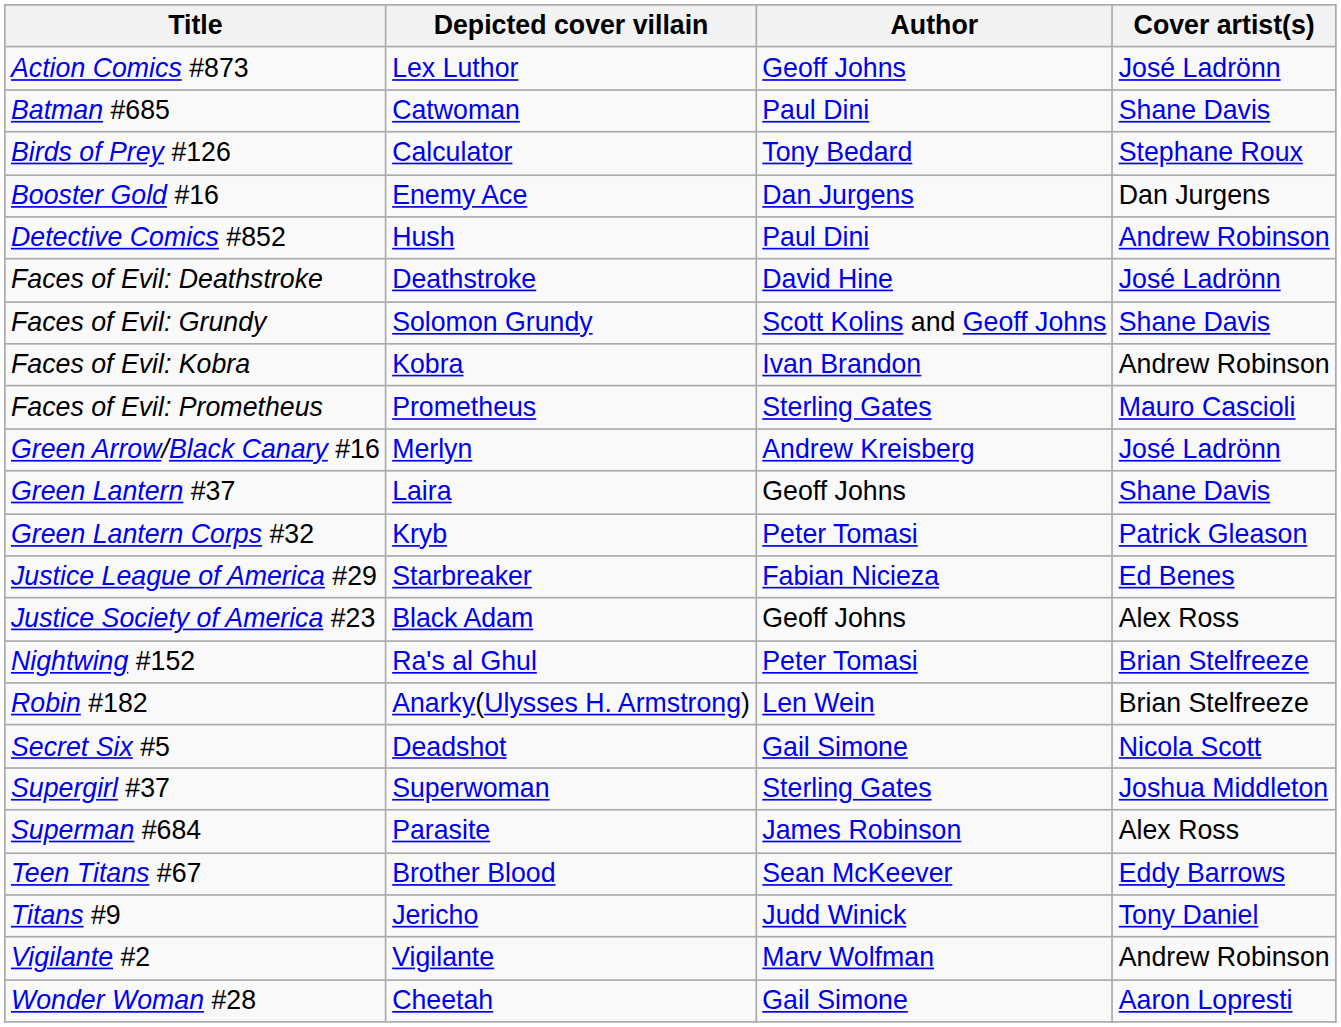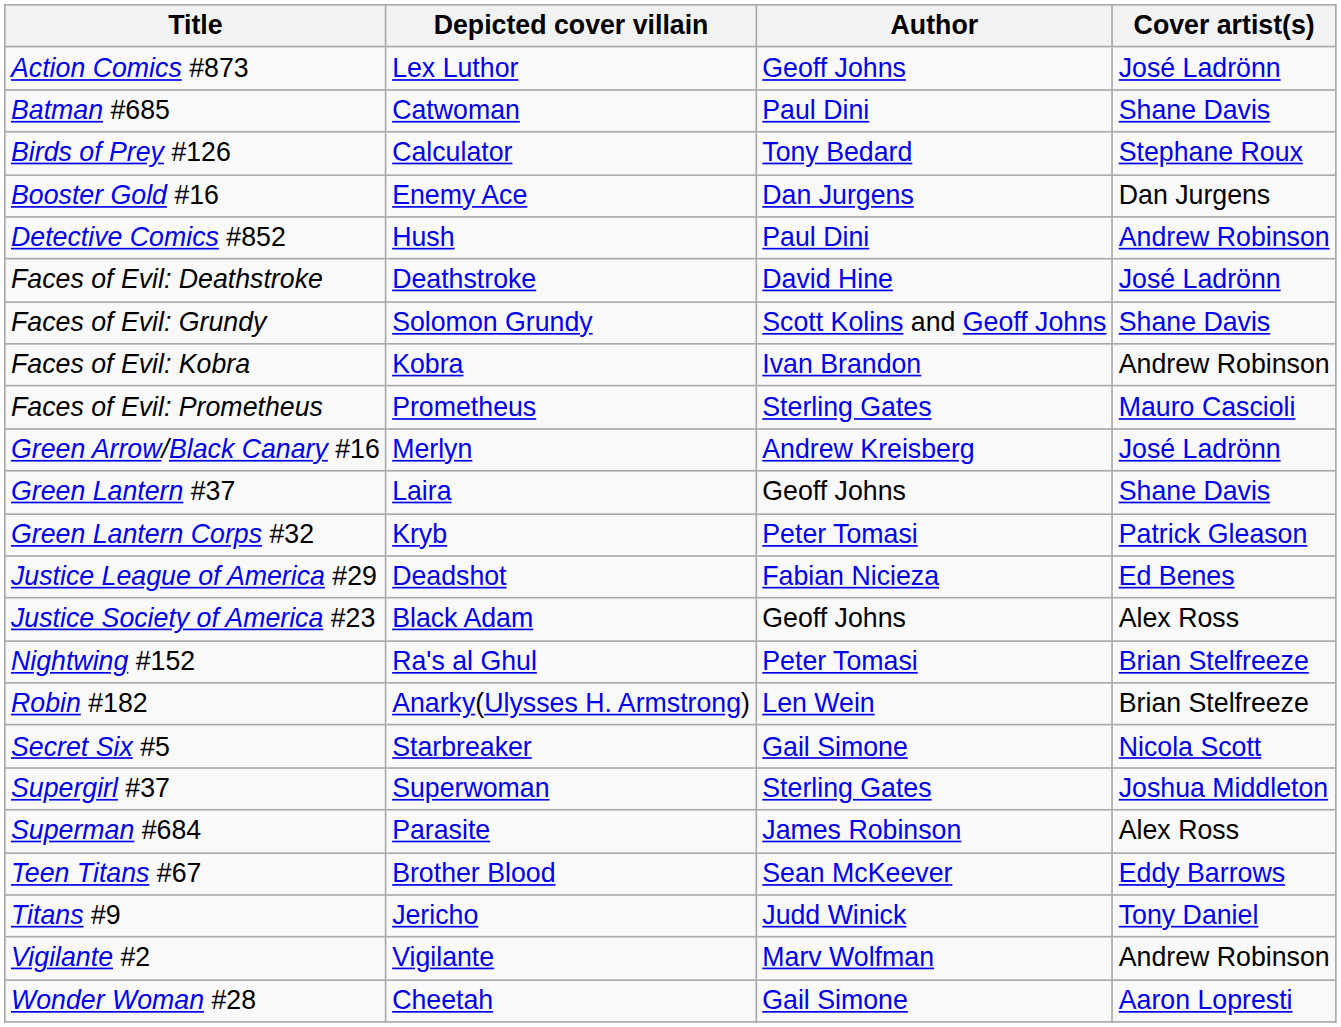(462, 576) Starbreaker -> (449, 576) Deadshot
(449, 746) Deadshot -> (462, 746) Starbreaker
